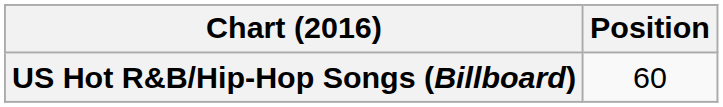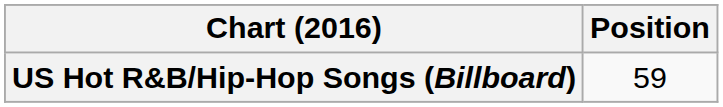(650, 76) 60 -> (650, 76) 59
